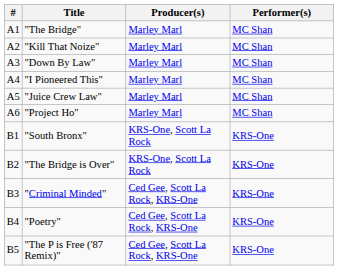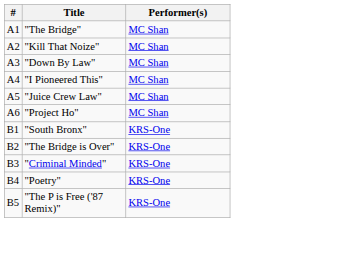- column: (178, 12)
